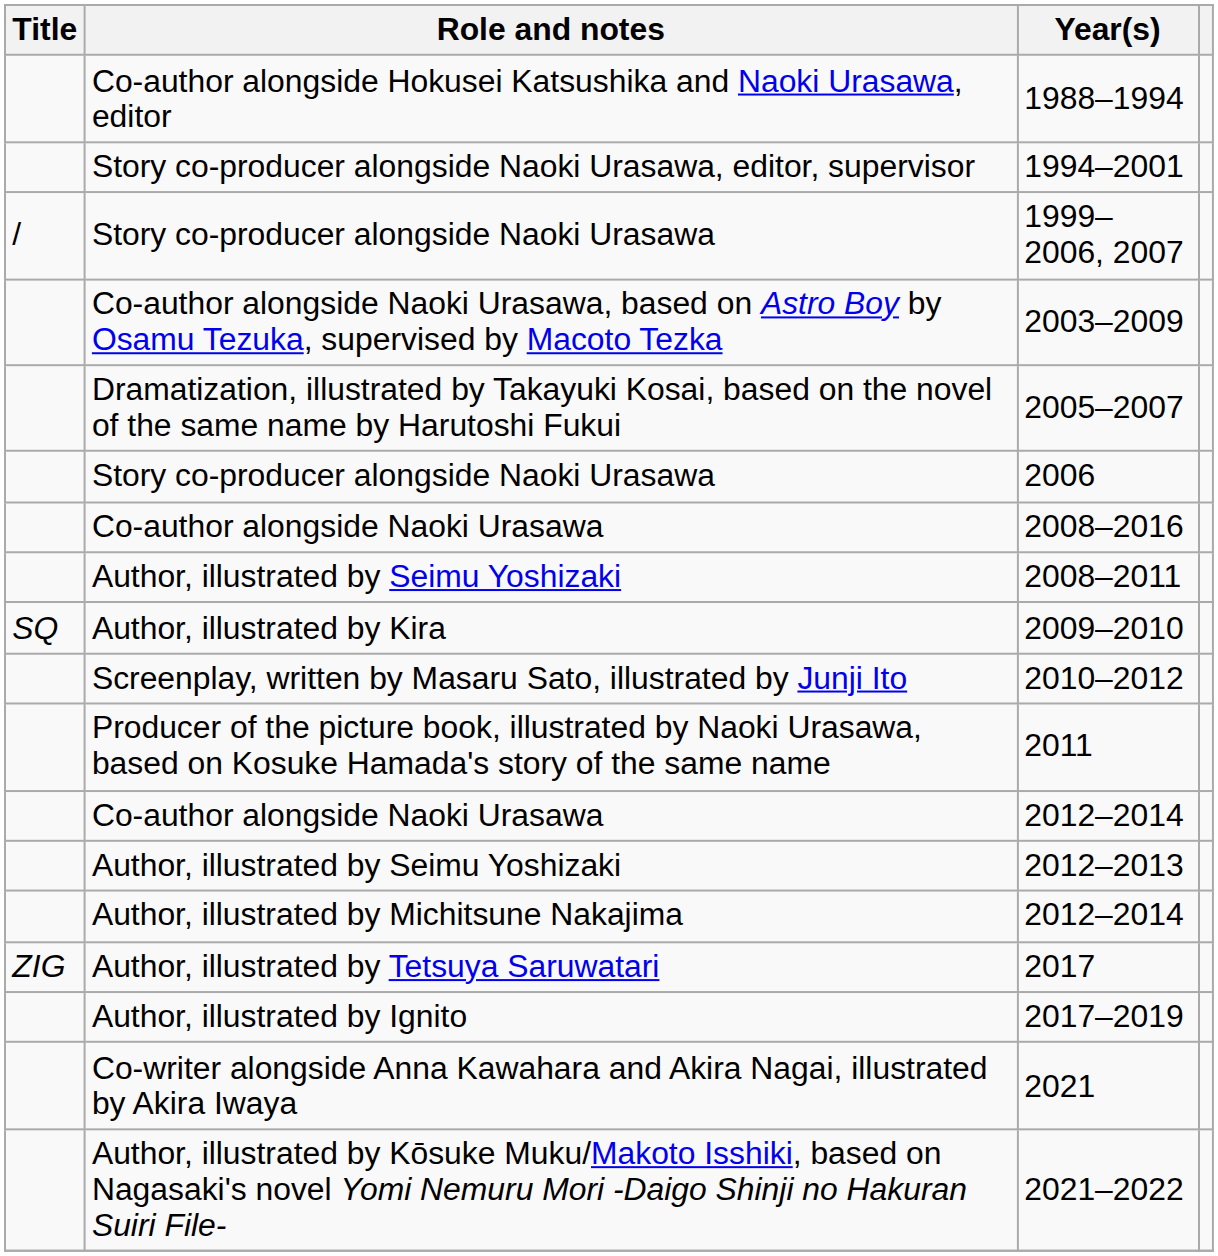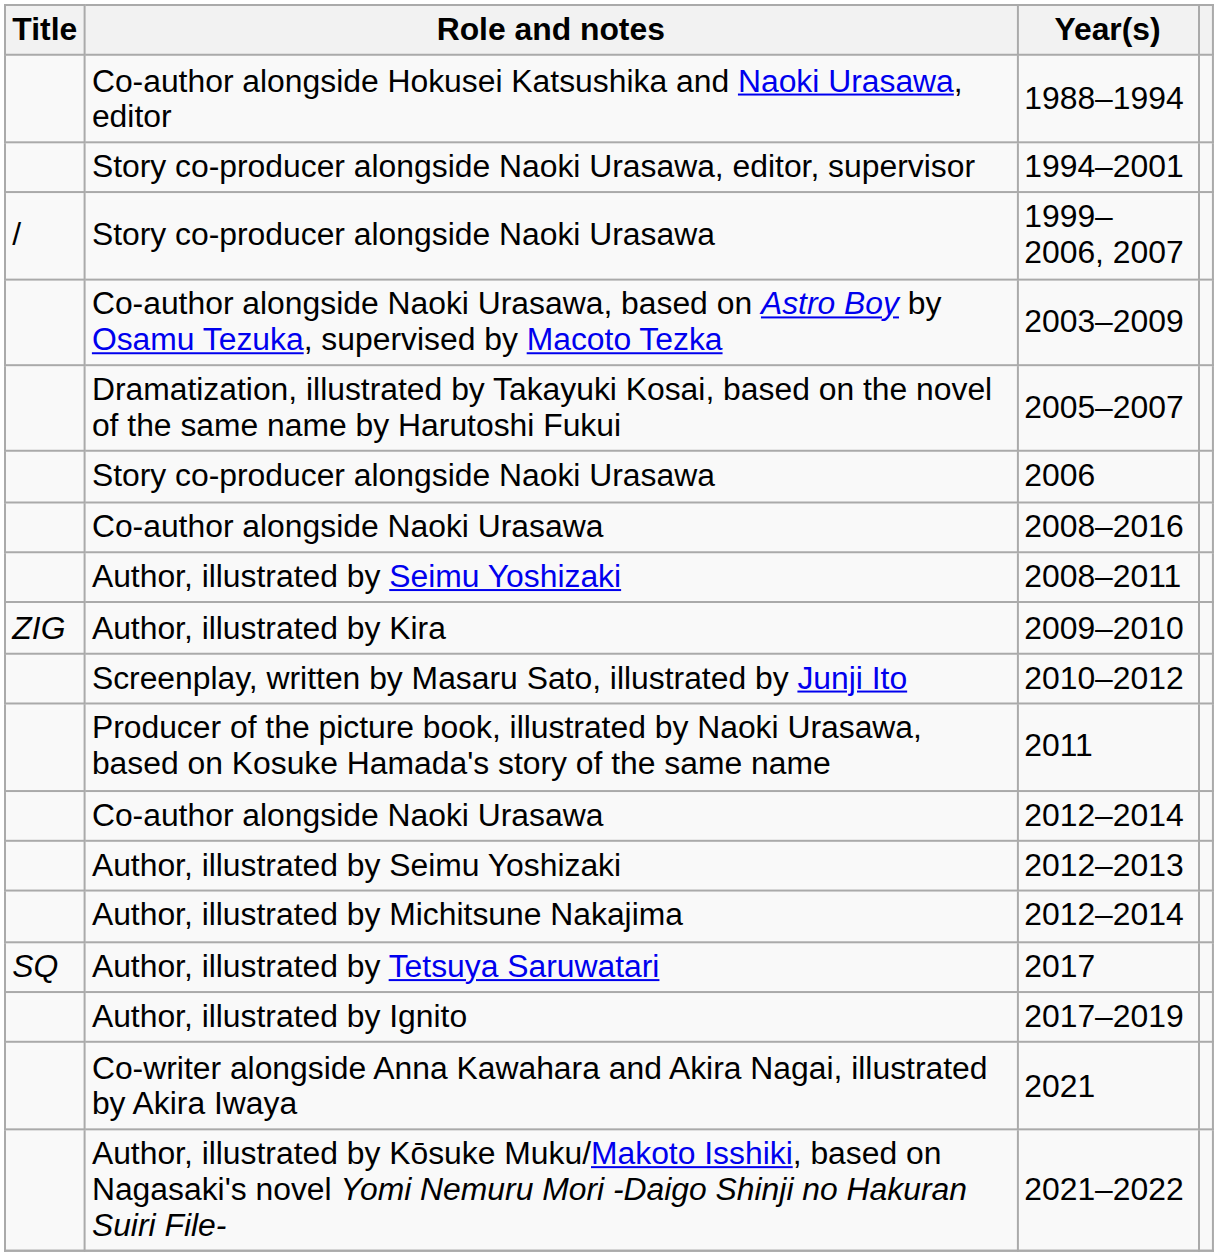(35, 627) SQ -> (39, 627) ZIG
(39, 966) ZIG -> (35, 966) SQ
